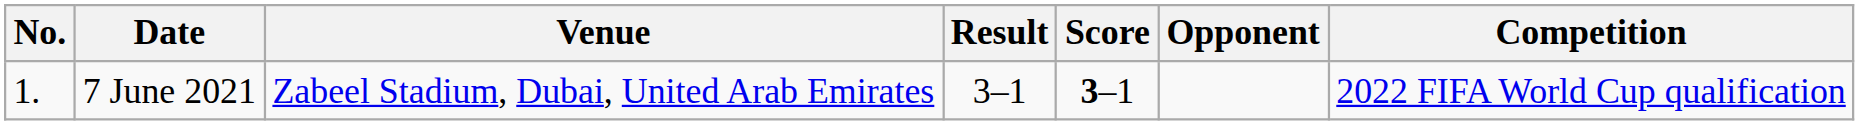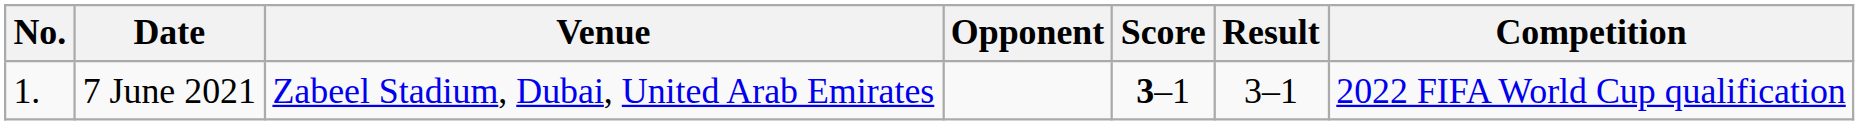columns swapped: (1243, 32) <-> (1000, 32)
